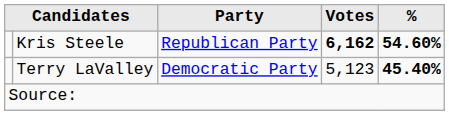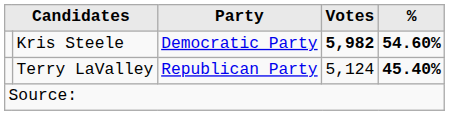(239, 44) Republican Party -> (239, 44) Democratic Party
(350, 44) 6,162 -> (350, 44) 5,982
(239, 71) Democratic Party -> (239, 71) Republican Party
(350, 71) 5,123 -> (350, 71) 5,124
